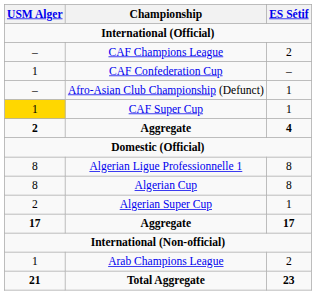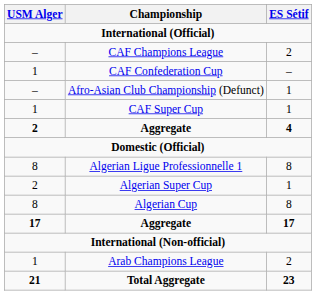(35, 109) gold background -> (35, 109) no background
rows swapped: (166, 185) <-> (166, 204)
